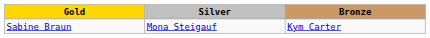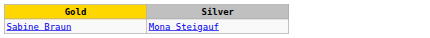- column: (355, 12)
